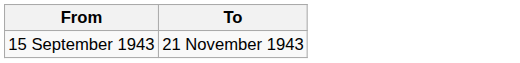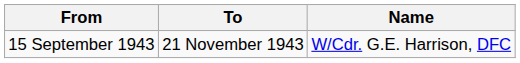+ column: (411, 17)
